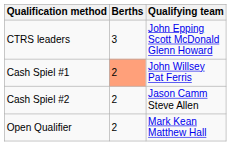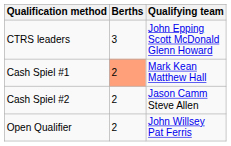(176, 72) John Willsey Pat Ferris -> (177, 72) Mark Kean Matthew Hall
(177, 127) Mark Kean Matthew Hall -> (176, 127) John Willsey Pat Ferris
